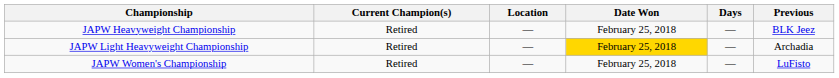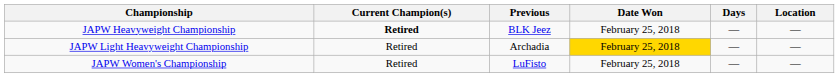columns swapped: (794, 13) <-> (528, 13)
(402, 30) normal -> (402, 30) bold
